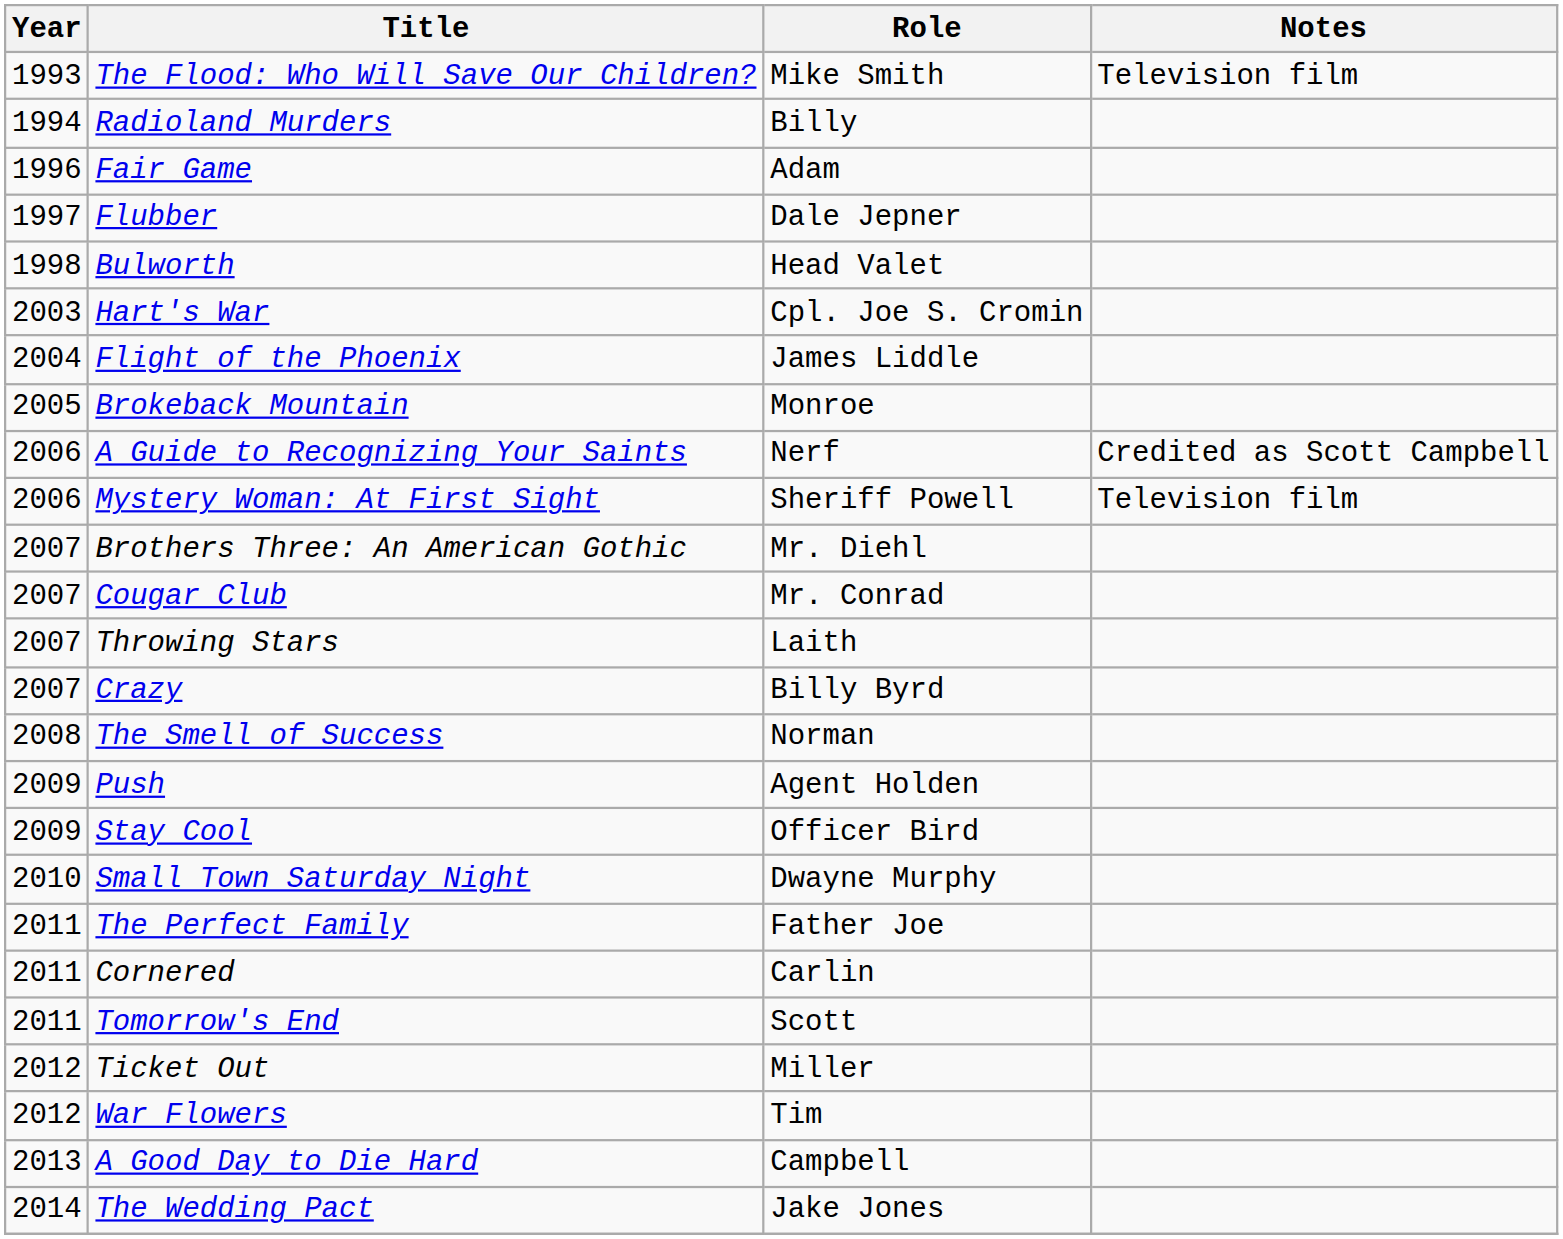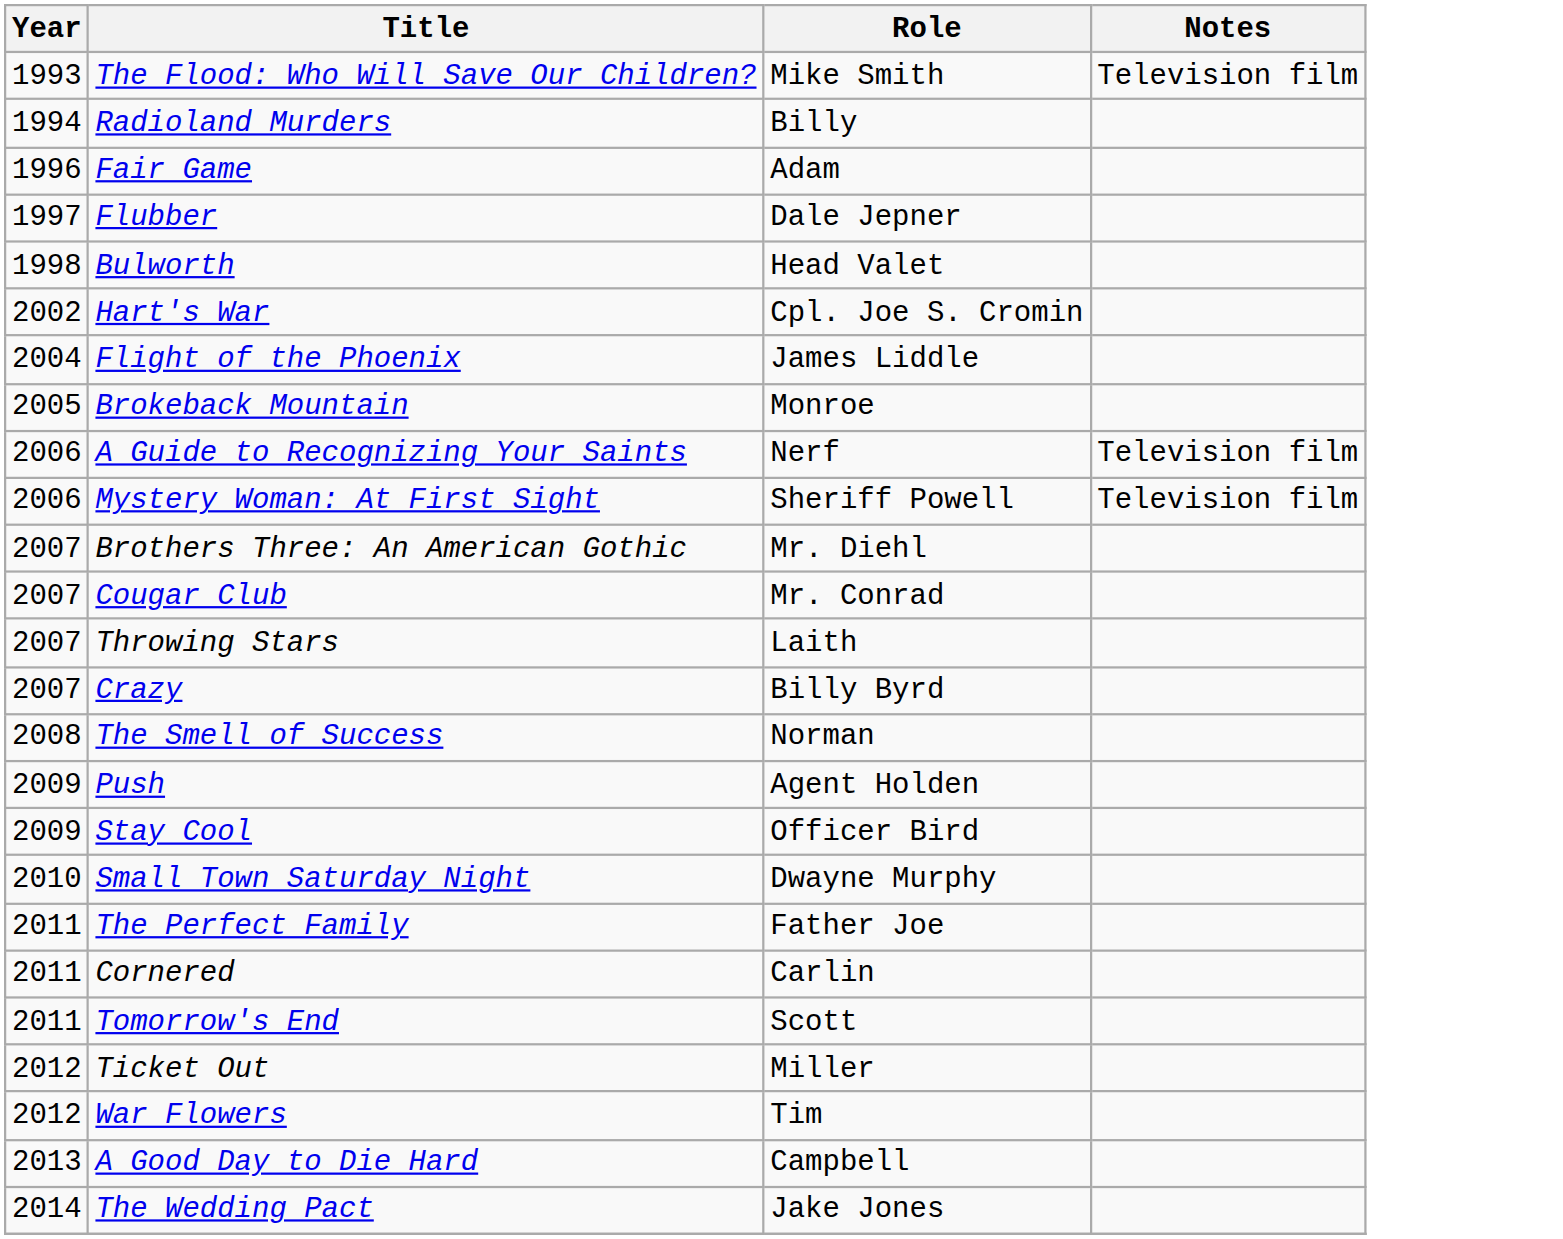(47, 312) 2003 -> (47, 312) 2002
(1323, 454) Credited as Scott Campbell -> (1228, 454) Television film
